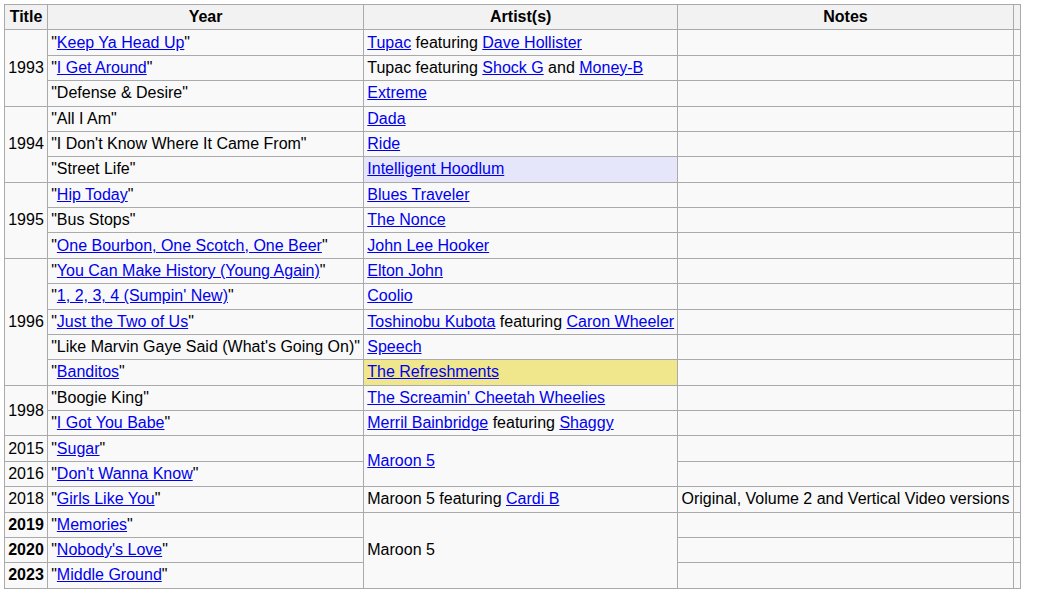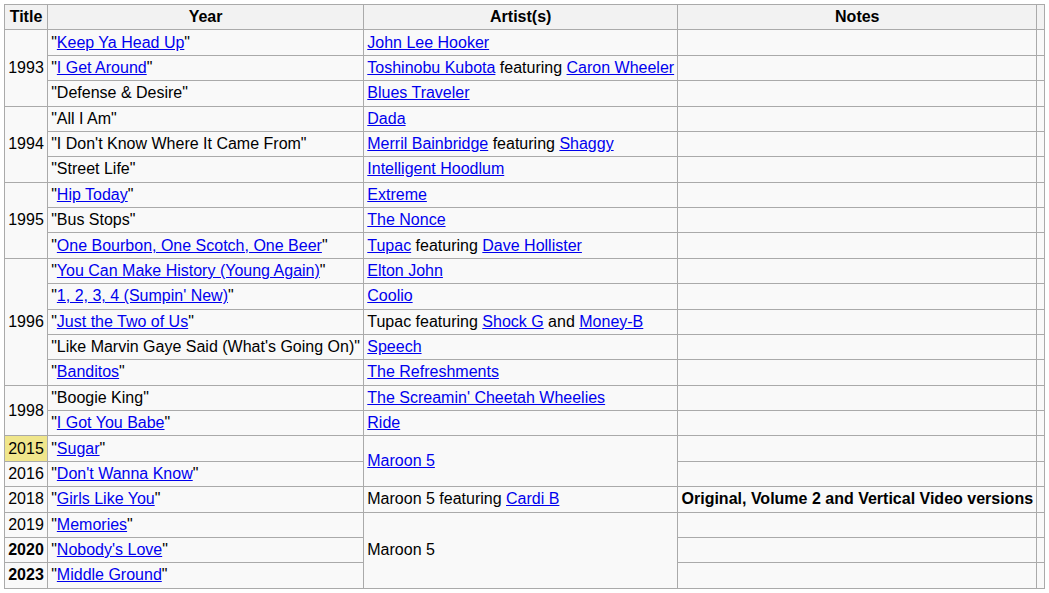(475, 42) Tupac featuring Dave Hollister -> (428, 42) John Lee Hooker
(505, 67) Tupac featuring Shock G and Money-B -> (521, 67) Toshinobu Kubota featuring Caron Wheeler
(397, 93) Extreme -> (418, 93) Blues Traveler
(384, 144) Ride -> (490, 144) Merril Bainbridge featuring Shaggy
(436, 169) lavender background -> (436, 169) no background
(418, 194) Blues Traveler -> (397, 194) Extreme
(428, 245) John Lee Hooker -> (475, 245) Tupac featuring Dave Hollister
(521, 321) Toshinobu Kubota featuring Caron Wheeler -> (505, 321) Tupac featuring Shock G and Money-B
(433, 372) khaki background -> (433, 372) no background
(490, 423) Merril Bainbridge featuring Shaggy -> (384, 423) Ride
(26, 448) no background -> (26, 448) khaki background
(845, 499) normal -> (857, 499) bold
(26, 524) bold -> (26, 524) normal
